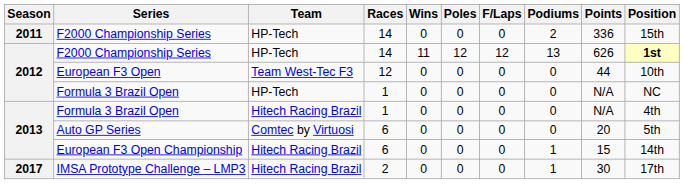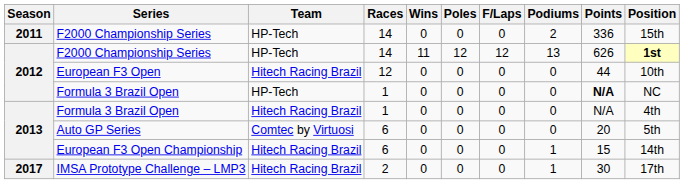(302, 72) Team West-Tec F3 -> (306, 72) Hitech Racing Brazil
(603, 92) normal -> (603, 92) bold
